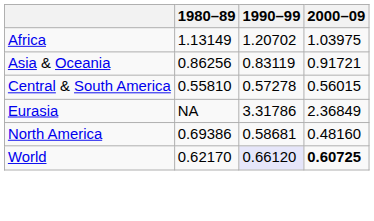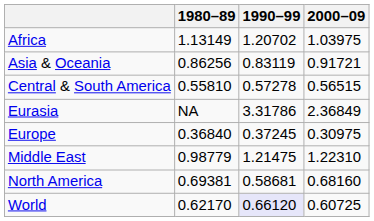(334, 87) 0.56015 -> (334, 87) 0.56515
+ row: (32, 134)
+ row: (47, 157)
(205, 134) 0.69386 -> (205, 181) 0.69381
(334, 134) 0.48160 -> (334, 181) 0.68160
(334, 157) bold -> (334, 205) normal
